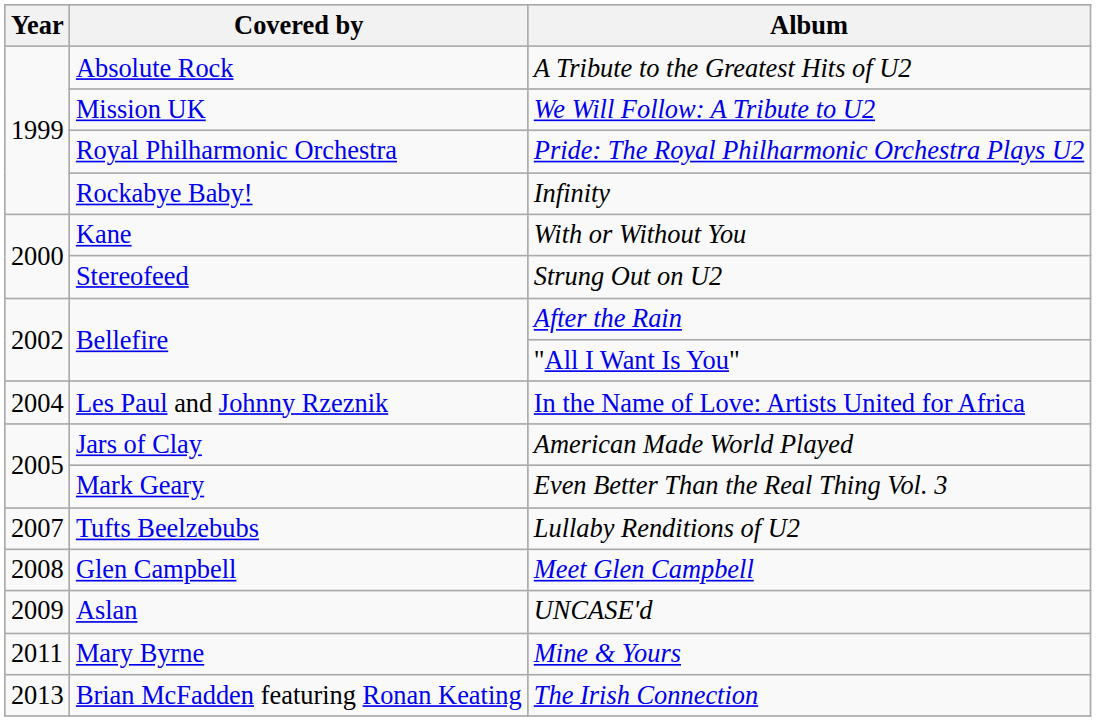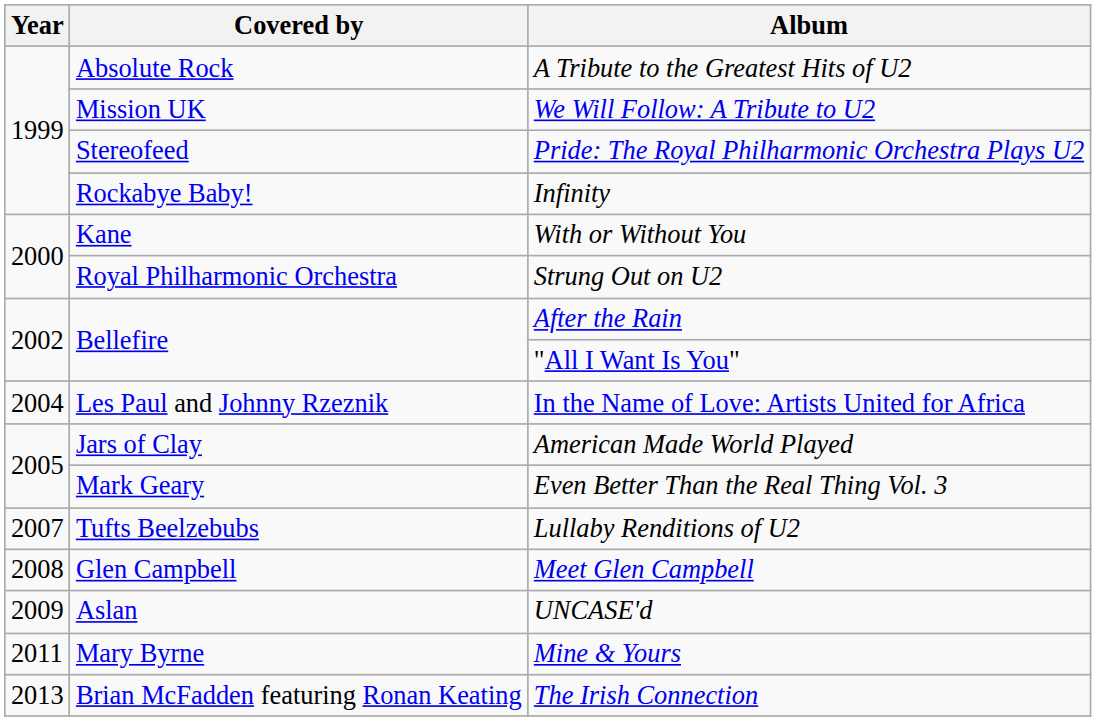(236, 151) Royal Philharmonic Orchestra -> (132, 151) Stereofeed
(132, 276) Stereofeed -> (236, 276) Royal Philharmonic Orchestra
